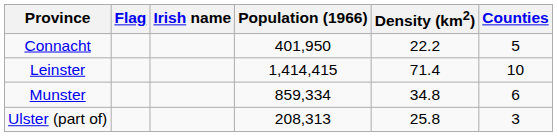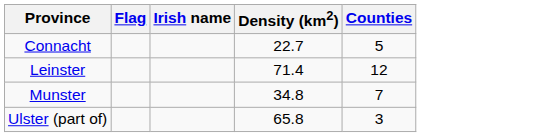- column: (303, 18)
(425, 45) 22.2 -> (288, 45) 22.7
(515, 70) 10 -> (379, 70) 12
(515, 94) 6 -> (379, 94) 7
(425, 119) 25.8 -> (288, 119) 65.8
